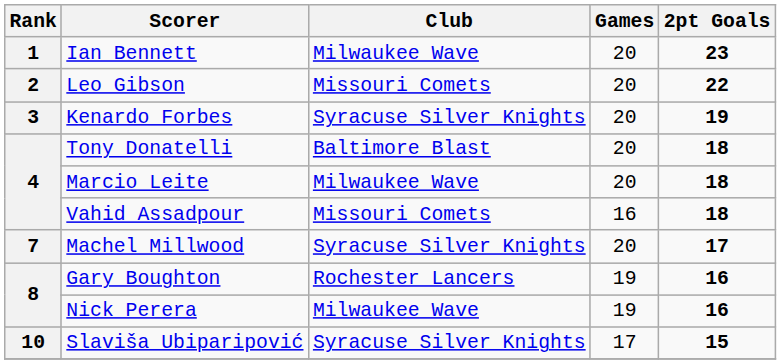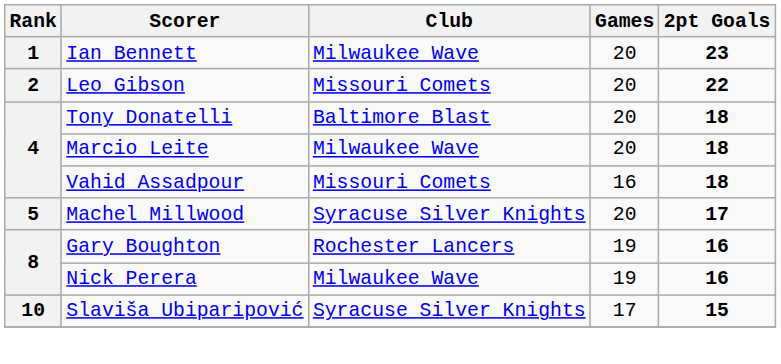- row: (149, 117)
(33, 246) 7 -> (33, 214) 5
